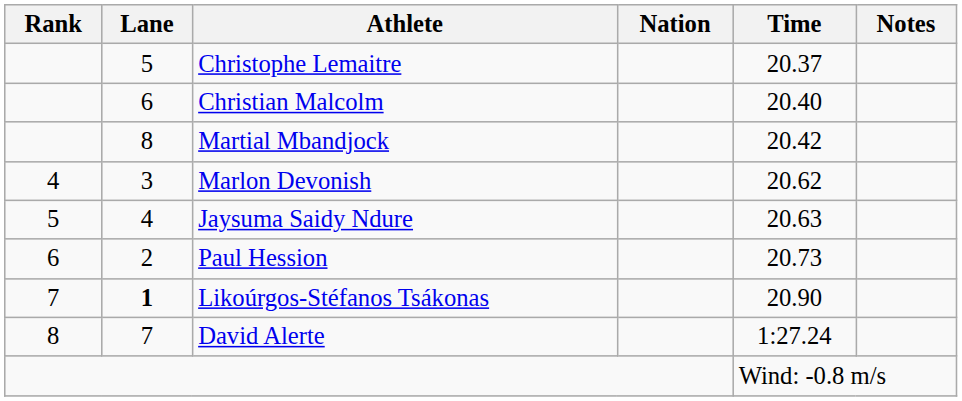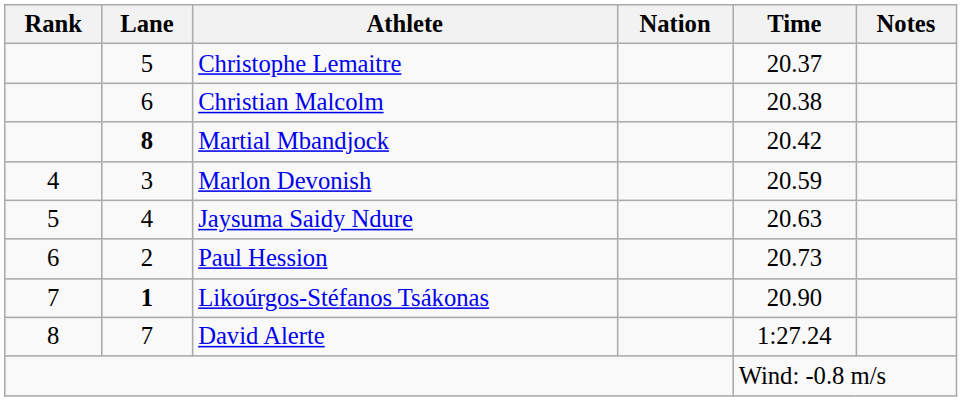(794, 102) 20.40 -> (794, 102) 20.38
(147, 141) normal -> (147, 141) bold
(794, 180) 20.62 -> (794, 180) 20.59
